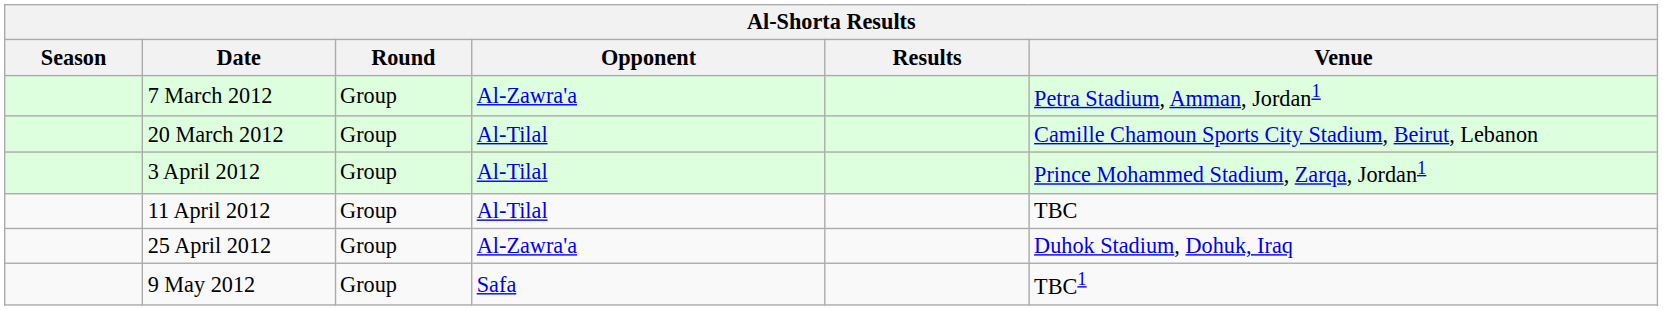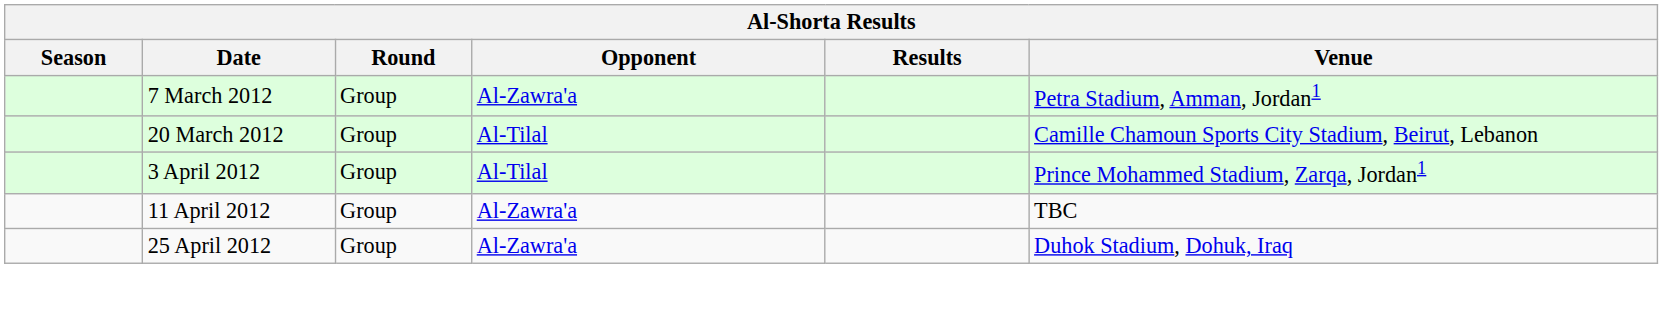(512, 210) Al-Tilal -> (527, 210) Al-Zawra'a
- row: (201, 284)
